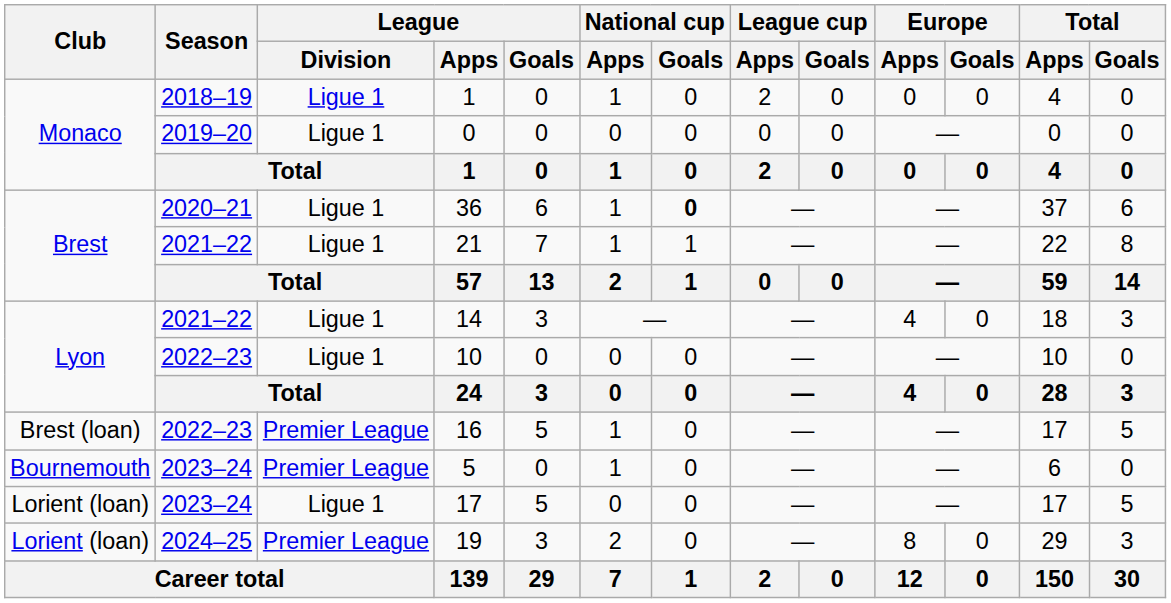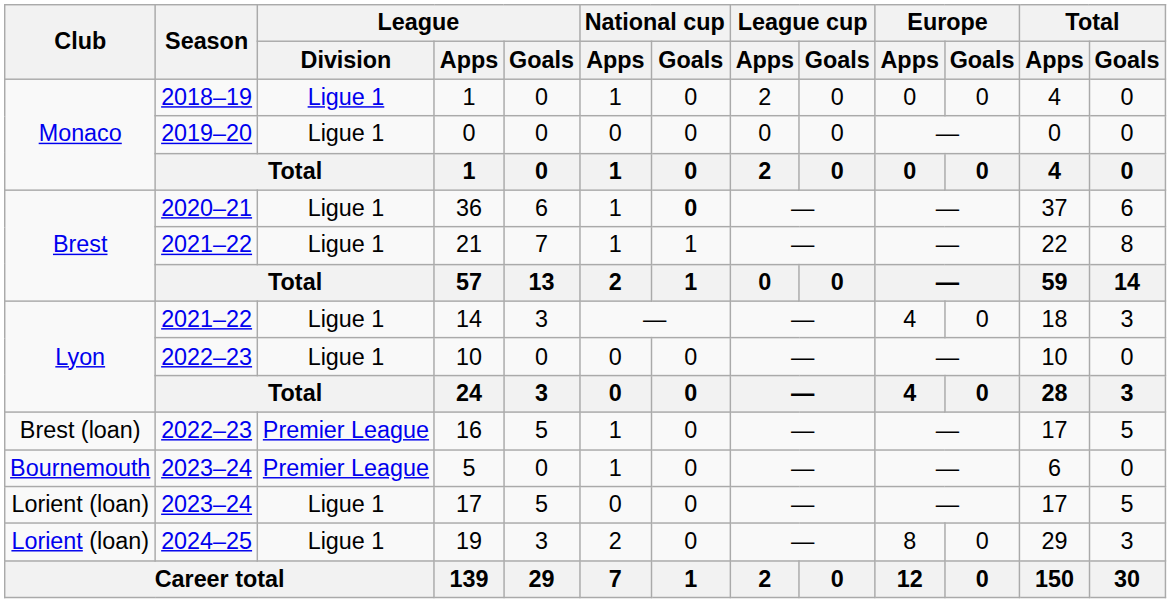(346, 541) Premier League -> (346, 541) Ligue 1
